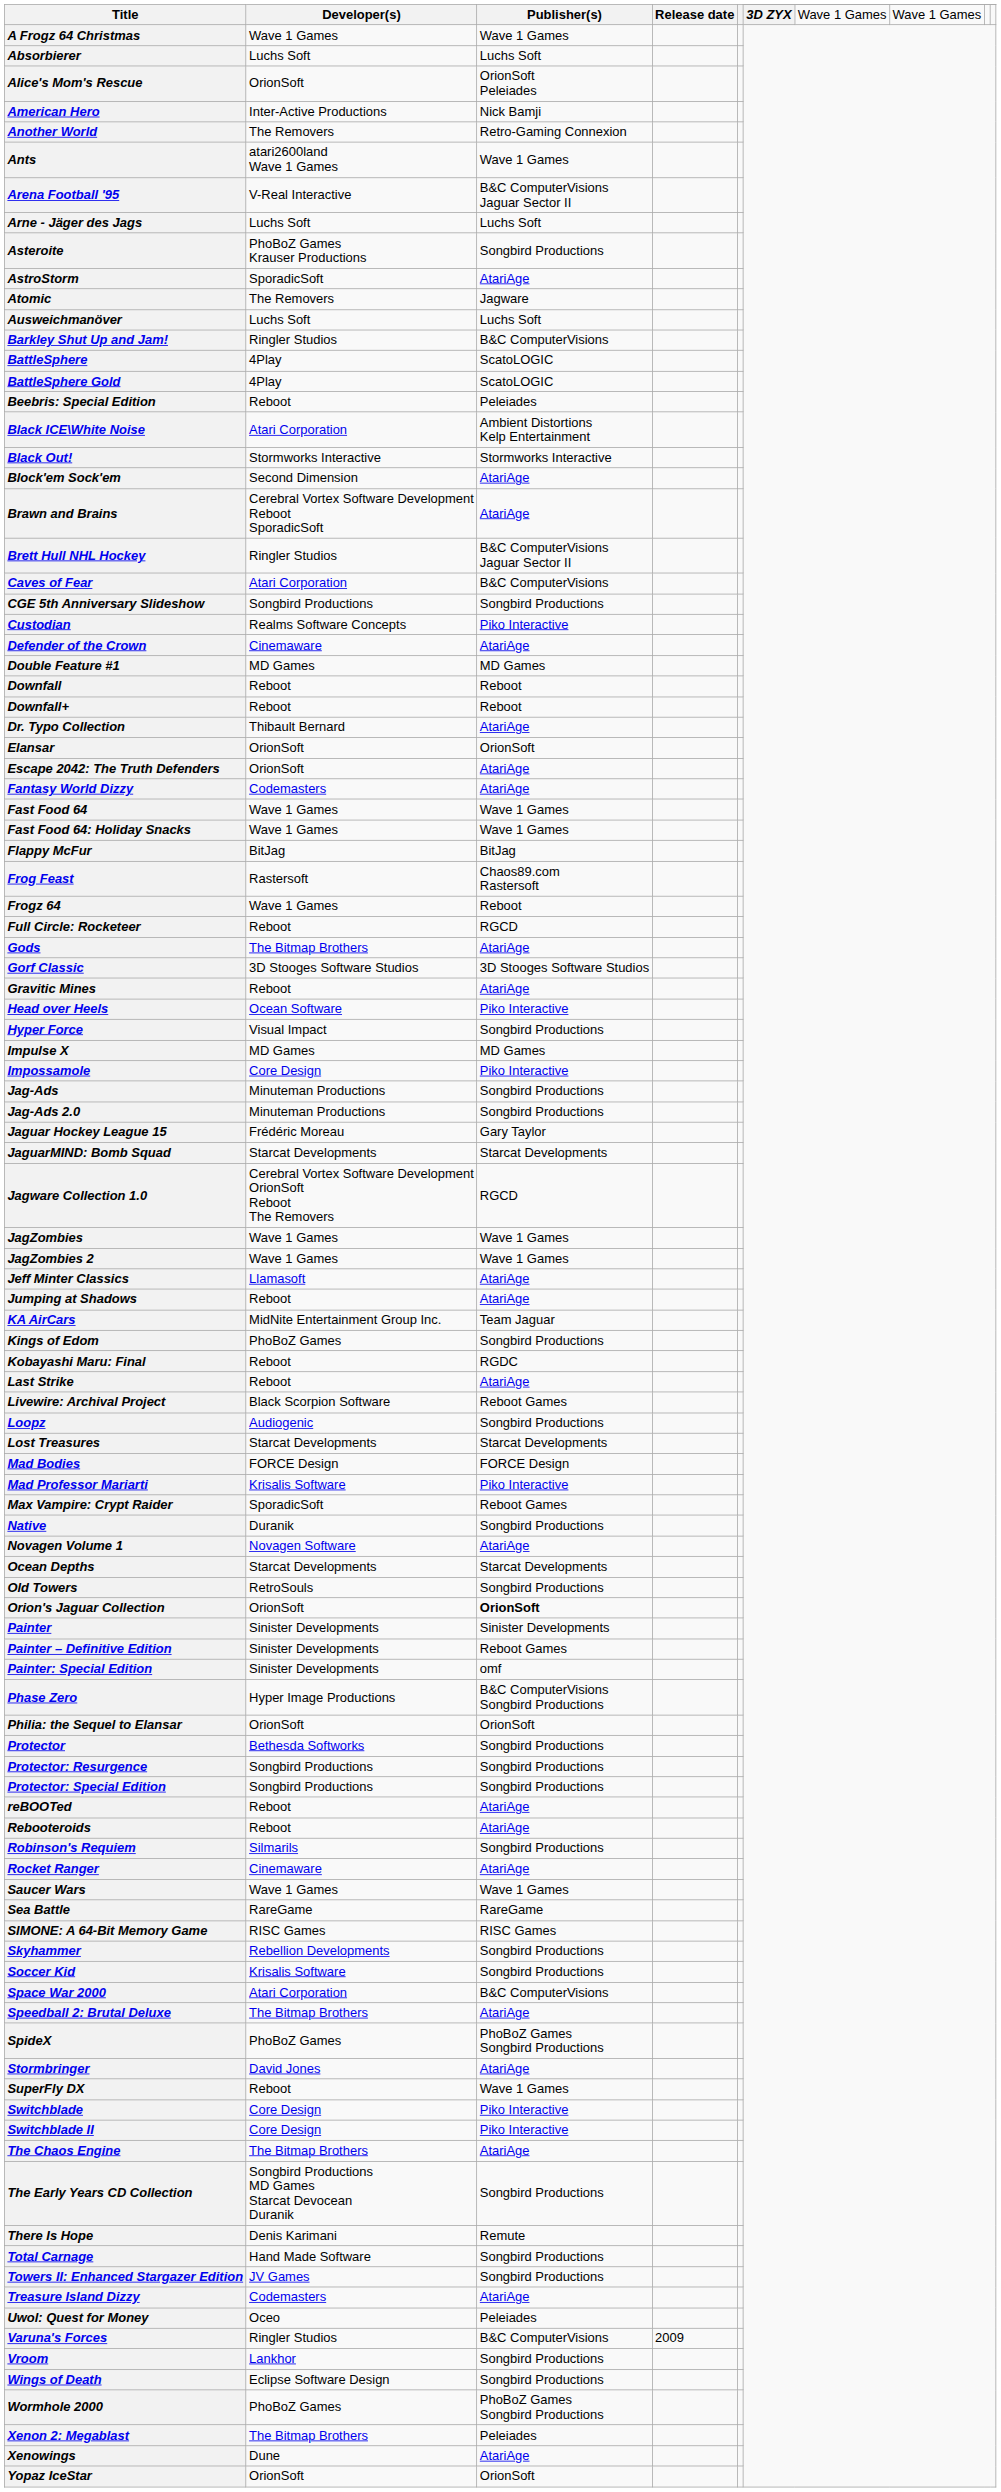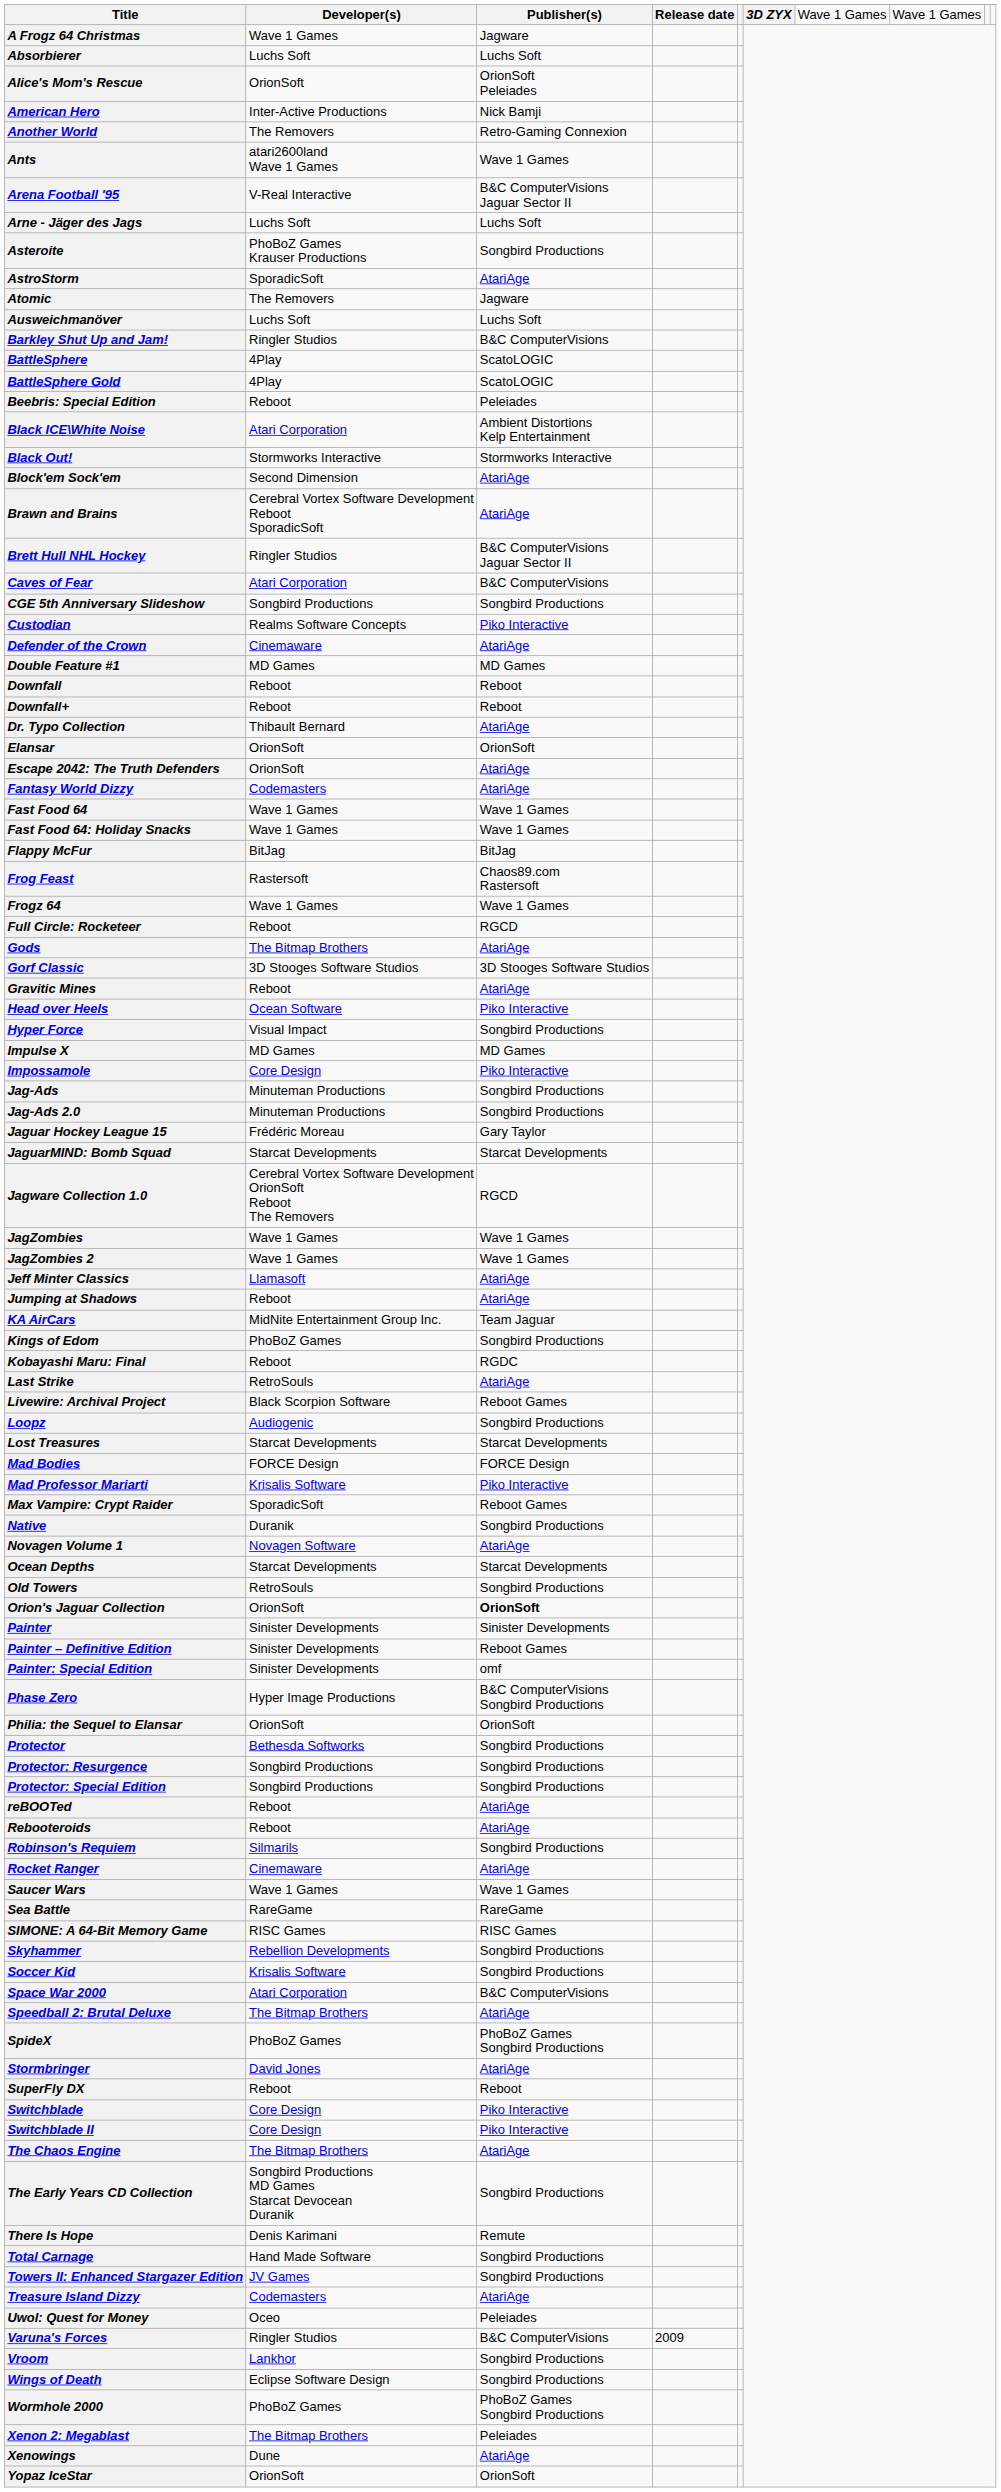(524, 35) Wave 1 Games -> (504, 35) Jagware
(501, 906) Reboot -> (524, 906) Wave 1 Games
(270, 1381) Reboot -> (281, 1381) RetroSouls
(524, 2089) Wave 1 Games -> (501, 2089) Reboot
